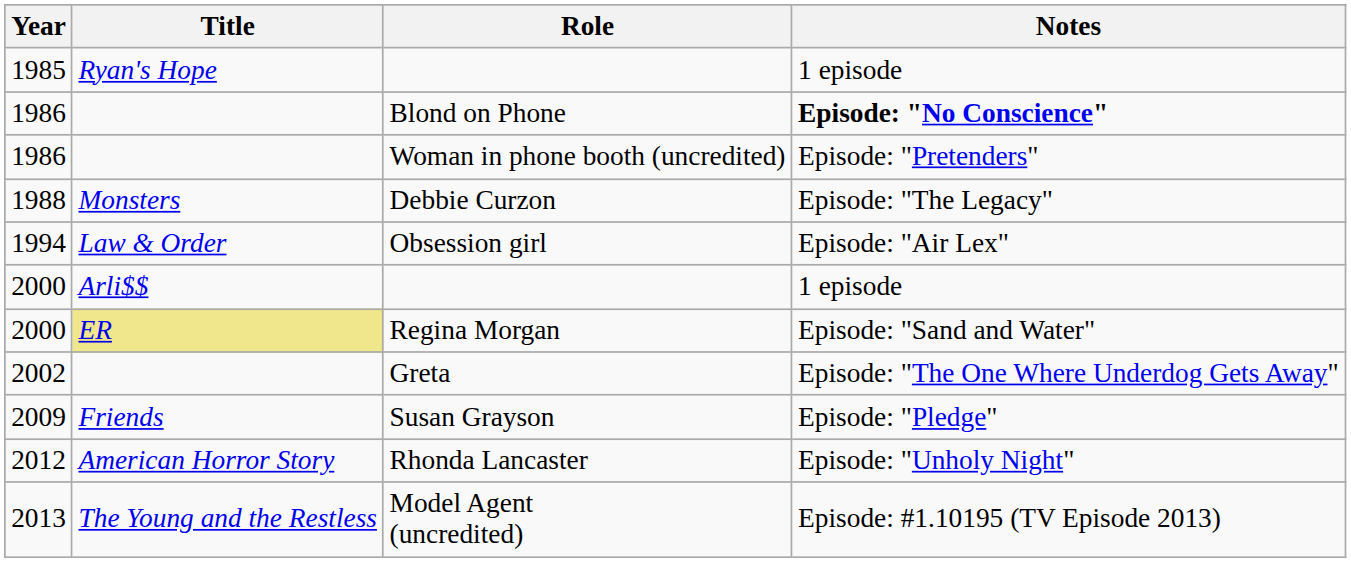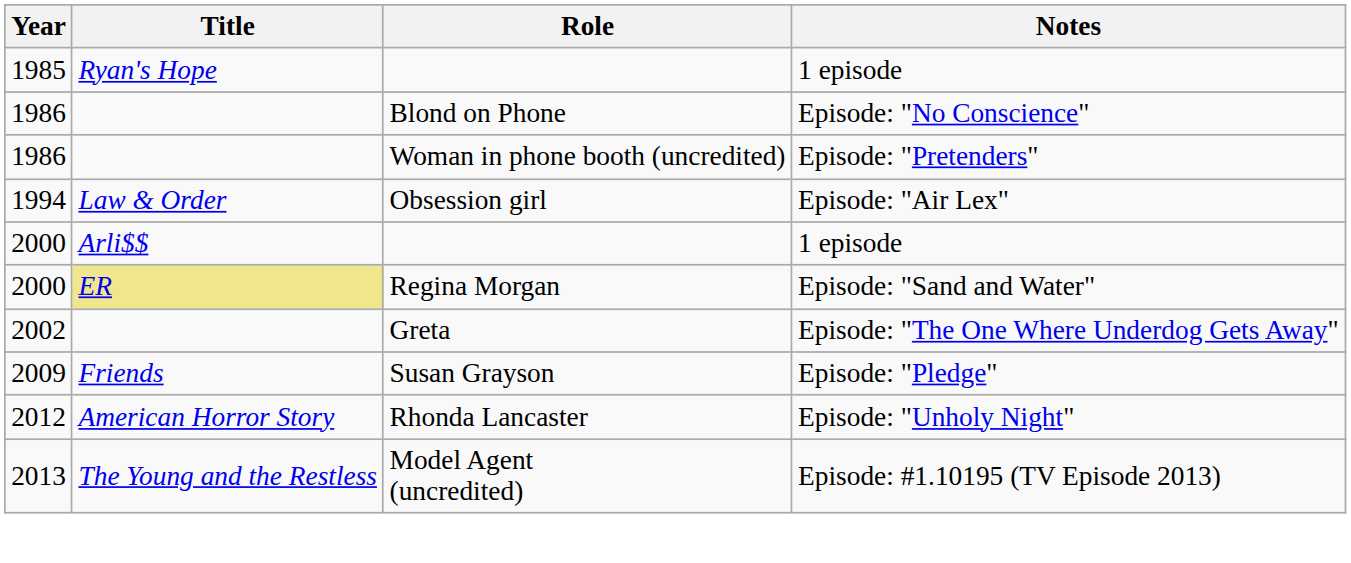(953, 112) bold -> (944, 112) normal
- row: (39, 199)
